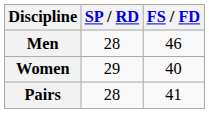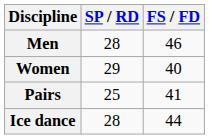(112, 95) 28 -> (112, 95) 25
+ row: (43, 120)
